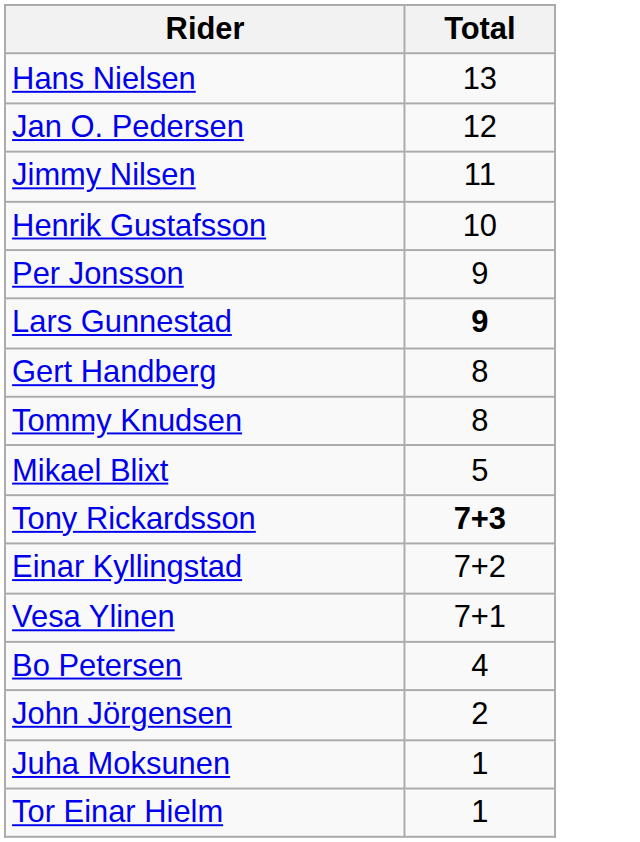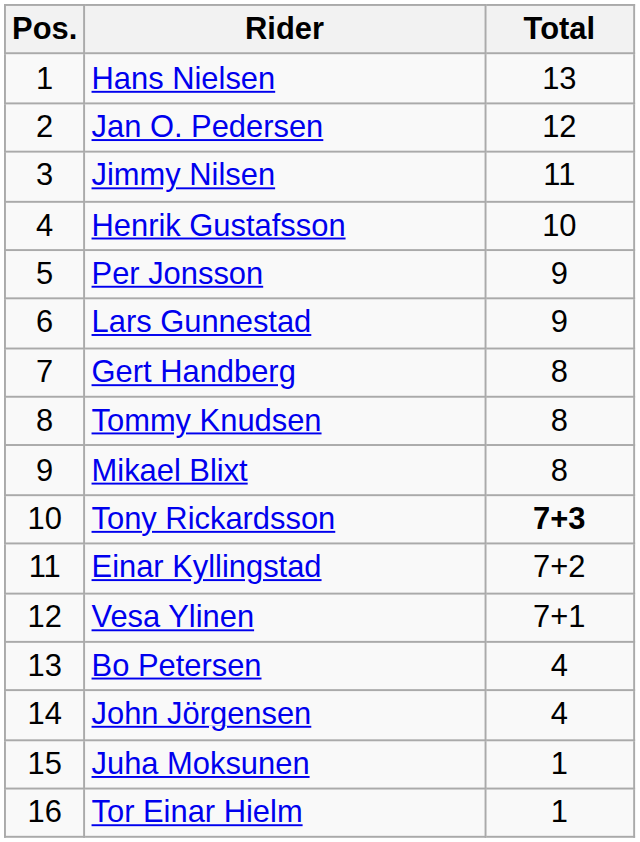+ column: (45, 28)
(480, 322) bold -> (559, 322) normal
(480, 469) 5 -> (559, 469) 8
(480, 714) 2 -> (559, 714) 4
